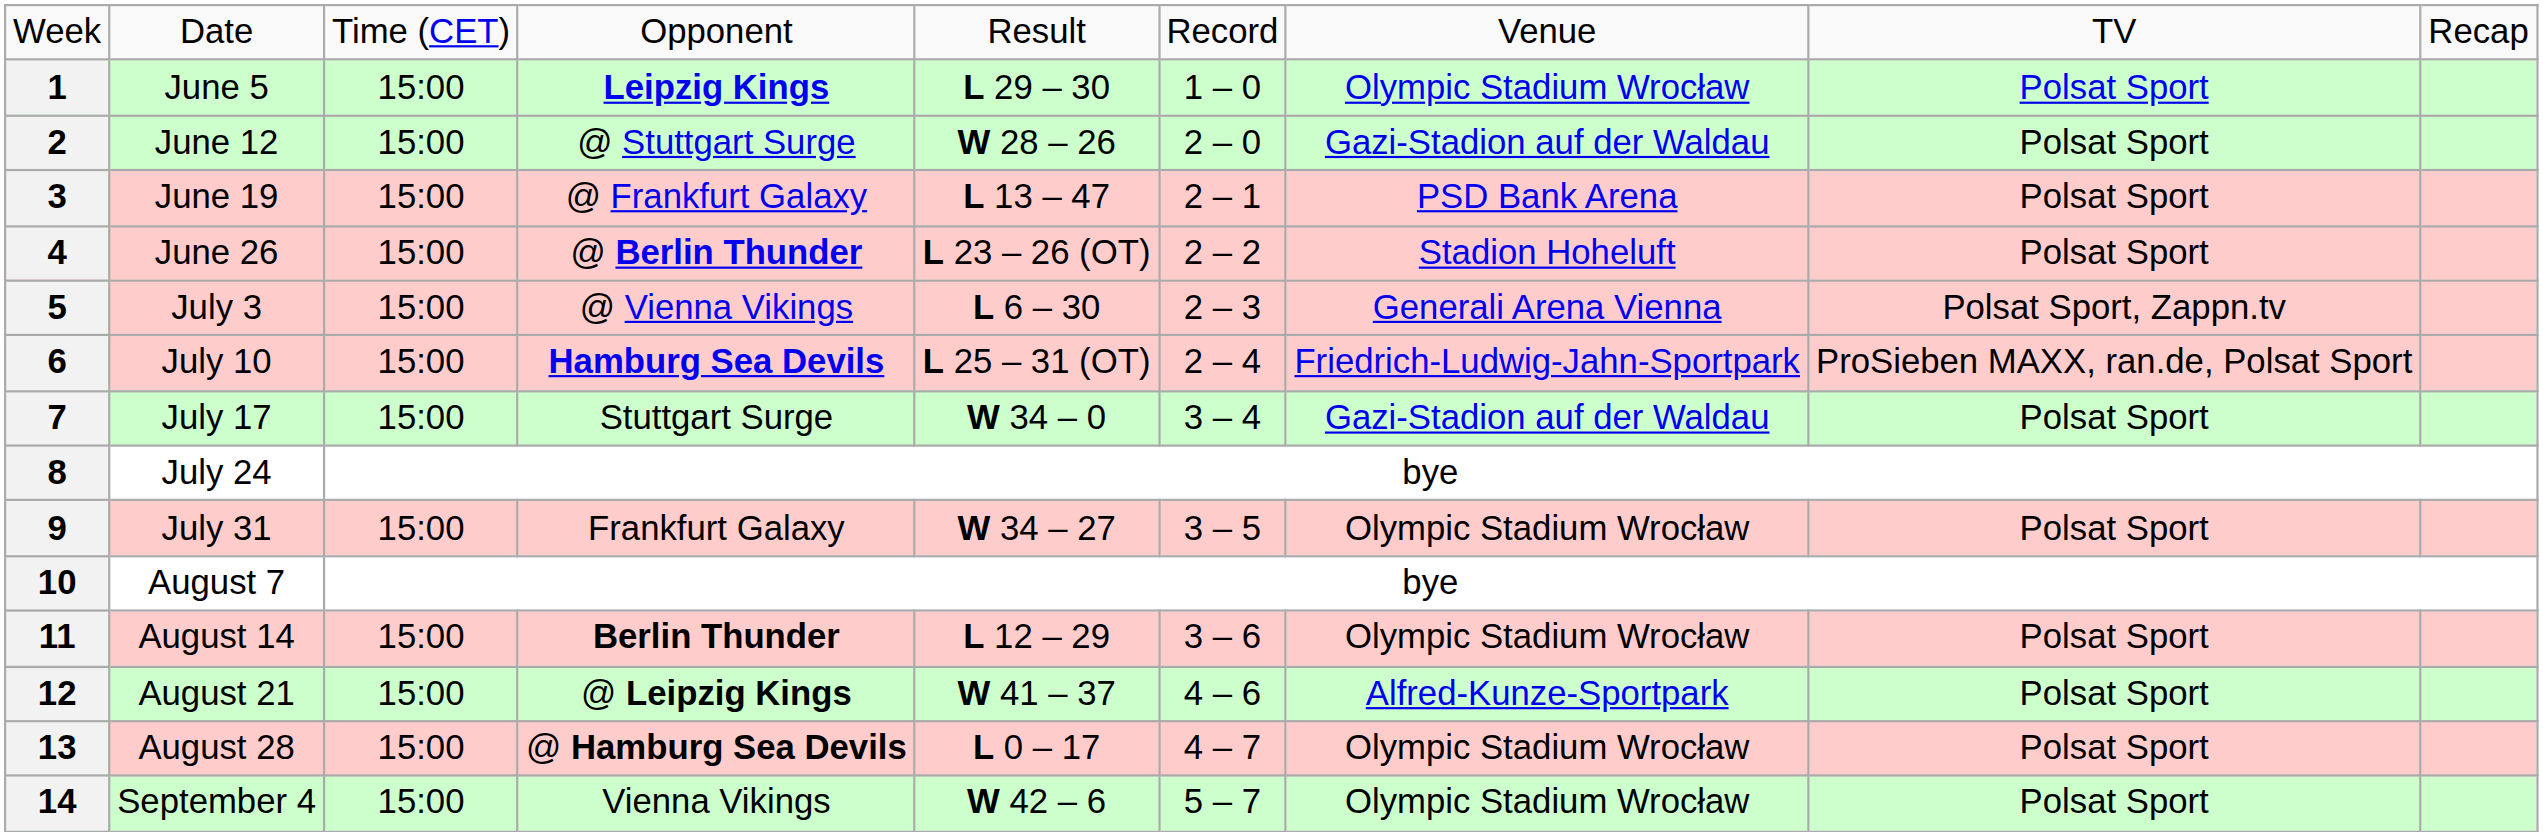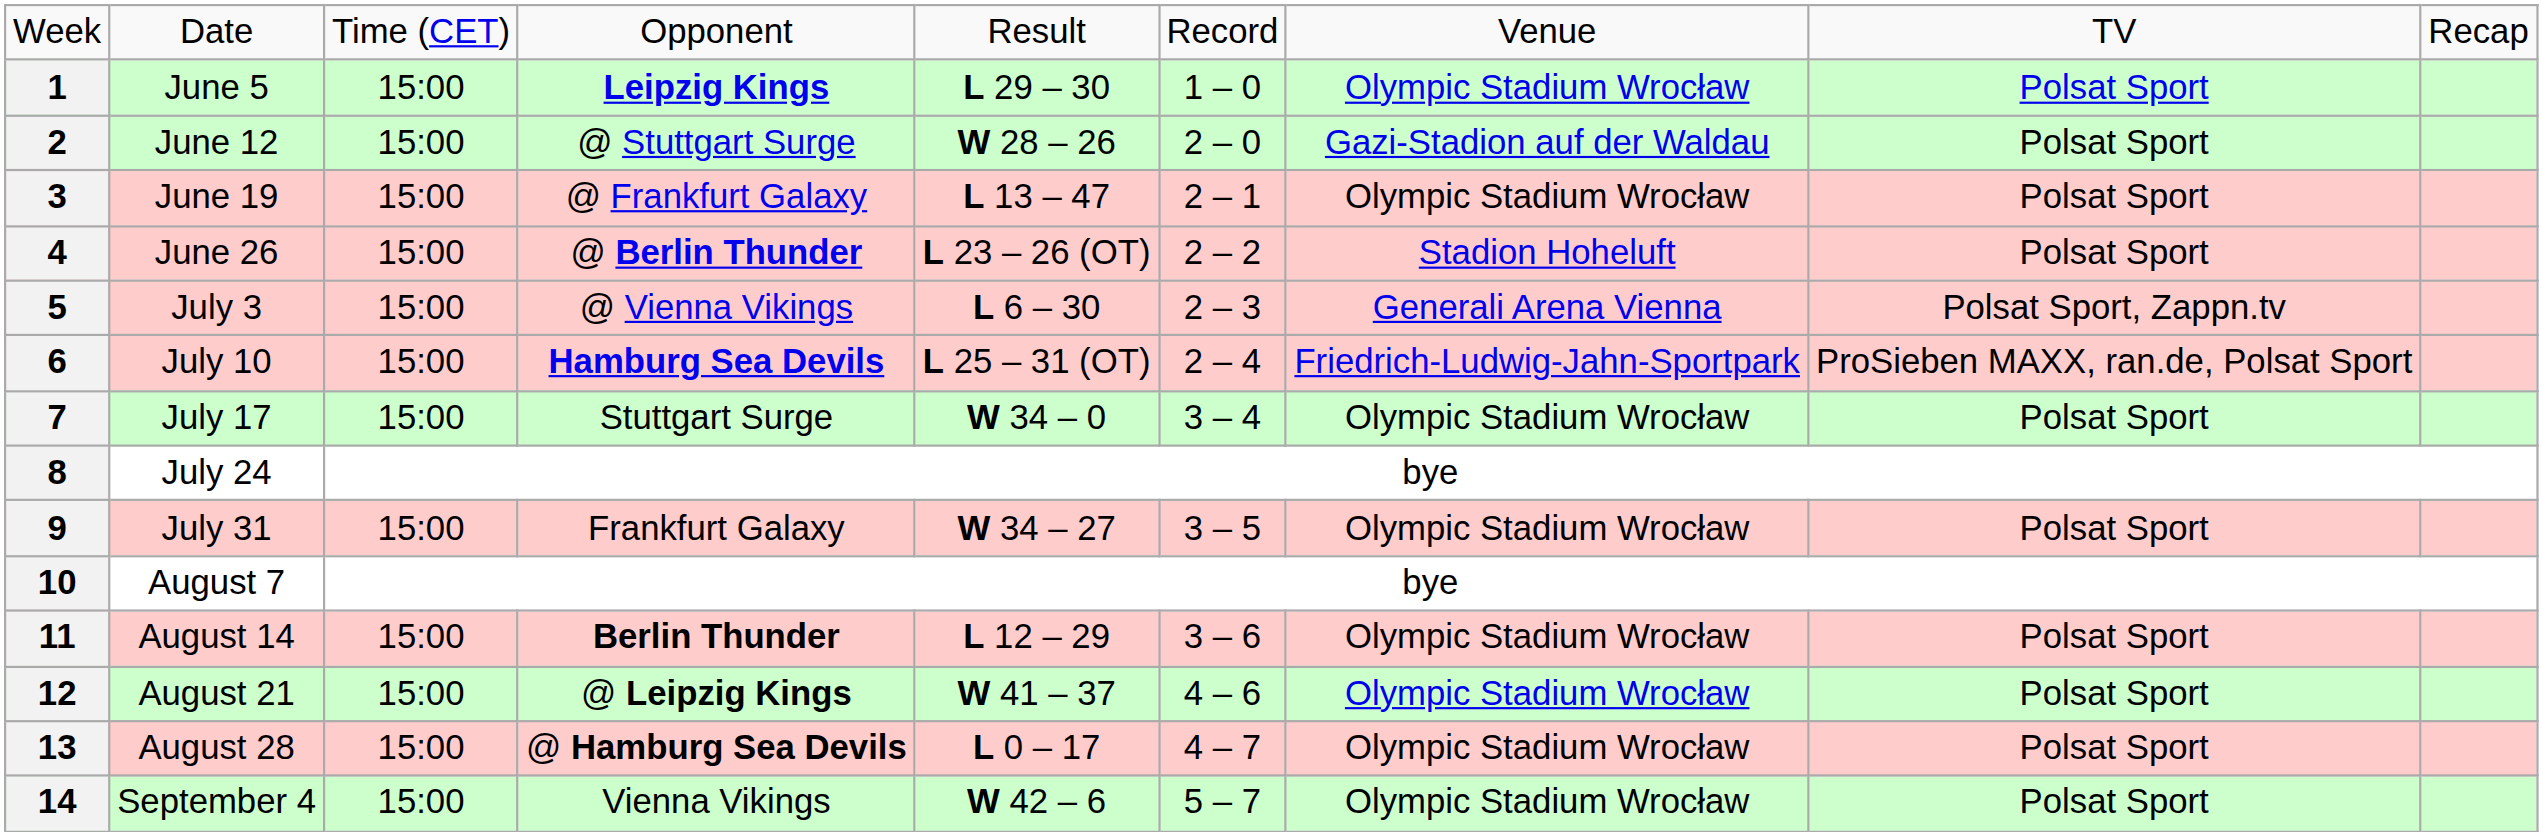(1547, 197) PSD Bank Arena -> (1547, 197) Olympic Stadium Wrocław
(1547, 417) Gazi-Stadion auf der Waldau -> (1547, 417) Olympic Stadium Wrocław
(1547, 692) Alfred-Kunze-Sportpark -> (1547, 692) Olympic Stadium Wrocław
